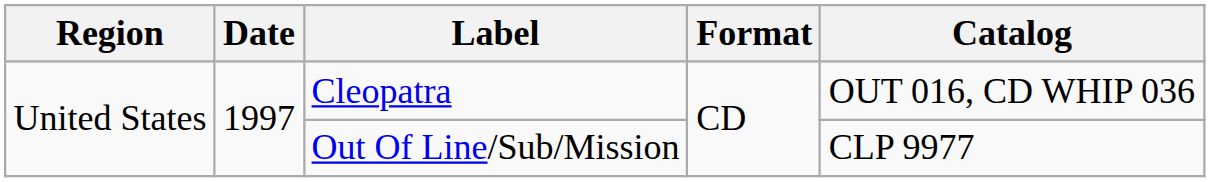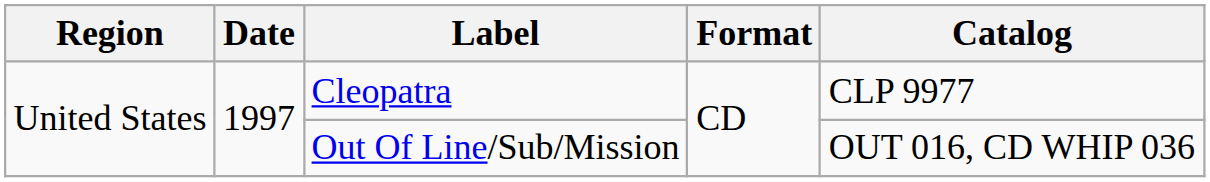(1012, 90) OUT 016, CD WHIP 036 -> (902, 90) CLP 9977
(902, 147) CLP 9977 -> (1012, 147) OUT 016, CD WHIP 036
